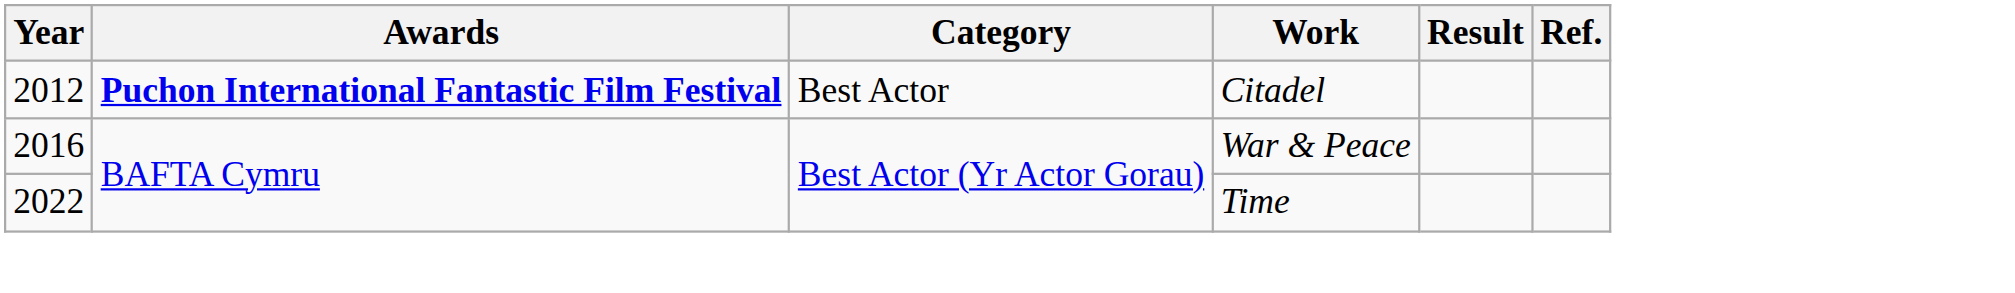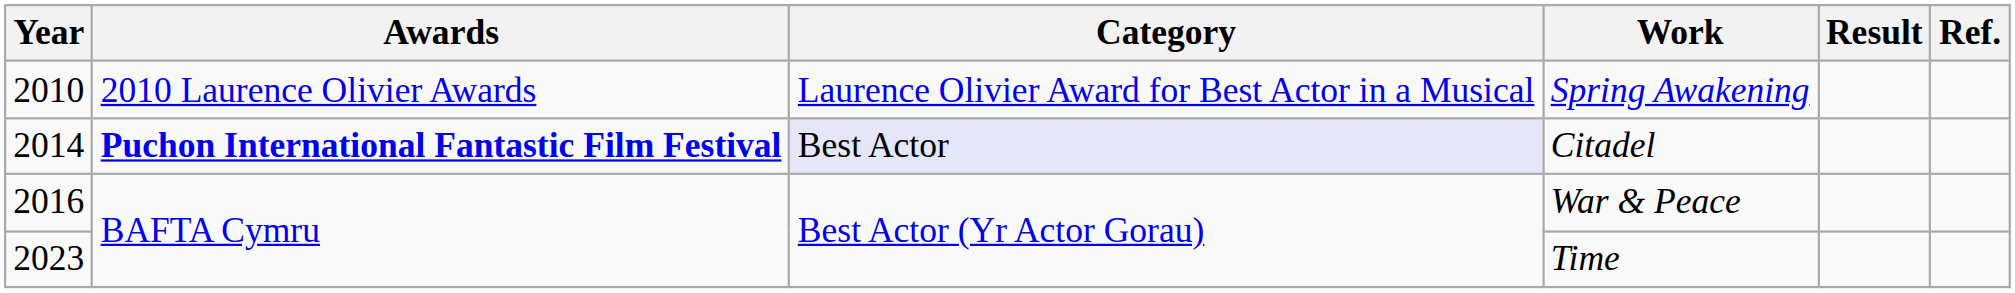+ row: (1680, 88)
(49, 88) 2012 -> (49, 145) 2014
(873, 88) no background -> (873, 145) lavender background
(49, 201) 2022 -> (49, 257) 2023
